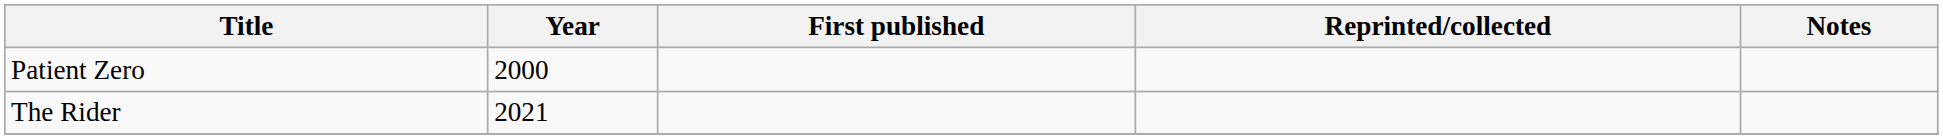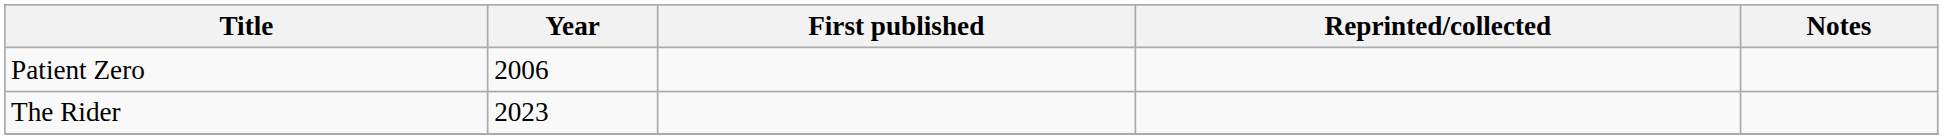(521, 69) 2000 -> (521, 69) 2006
(521, 112) 2021 -> (521, 112) 2023
